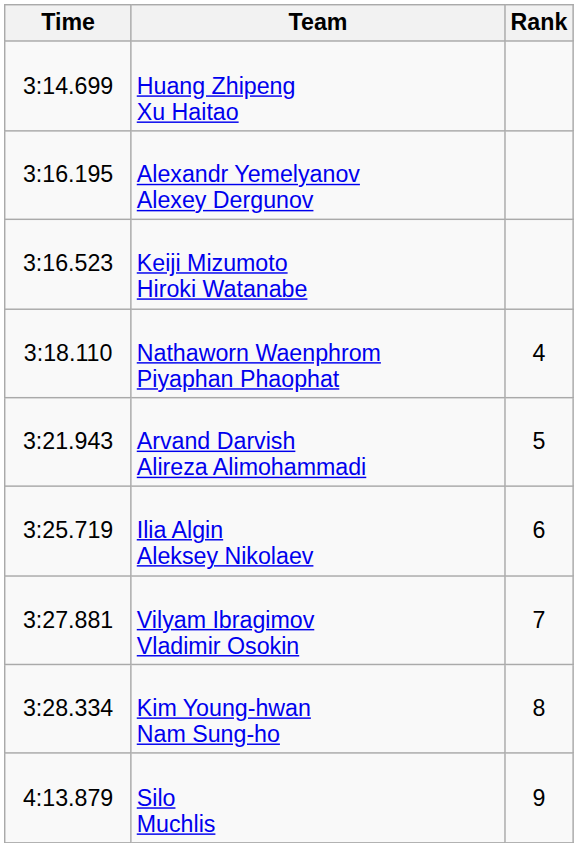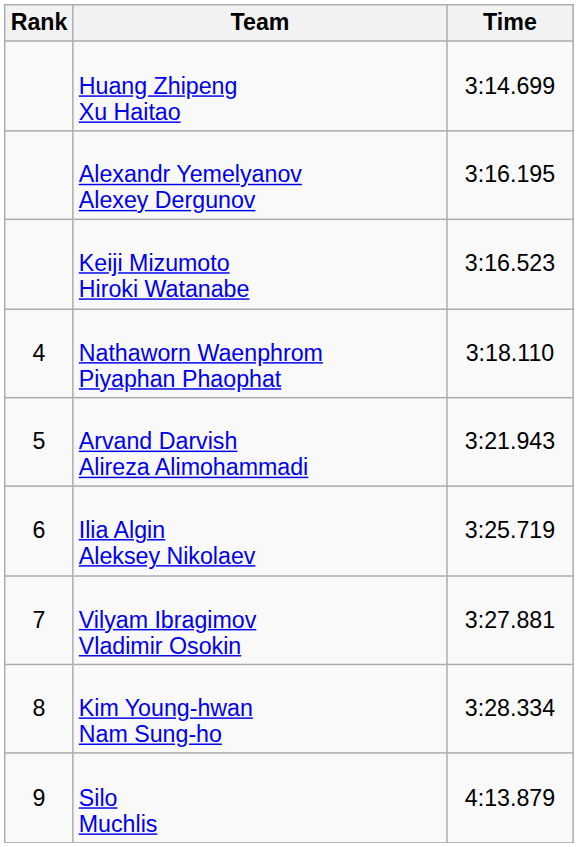columns swapped: (539, 22) <-> (68, 22)
